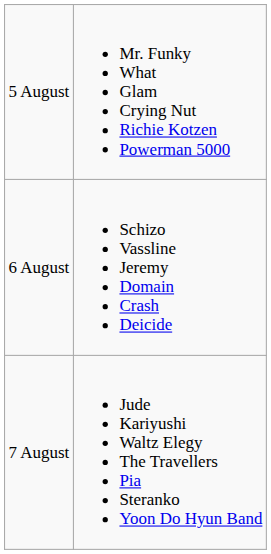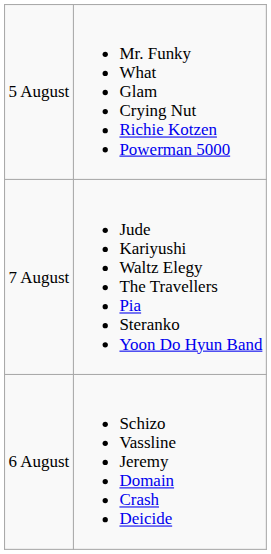rows swapped: (39, 267) <-> (39, 452)
